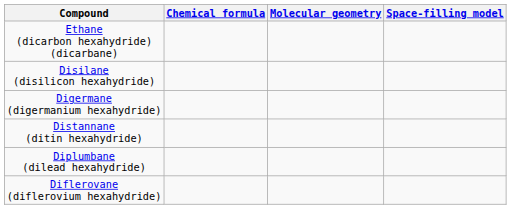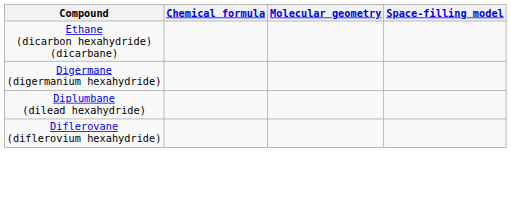- row: (84, 76)
- row: (84, 133)
